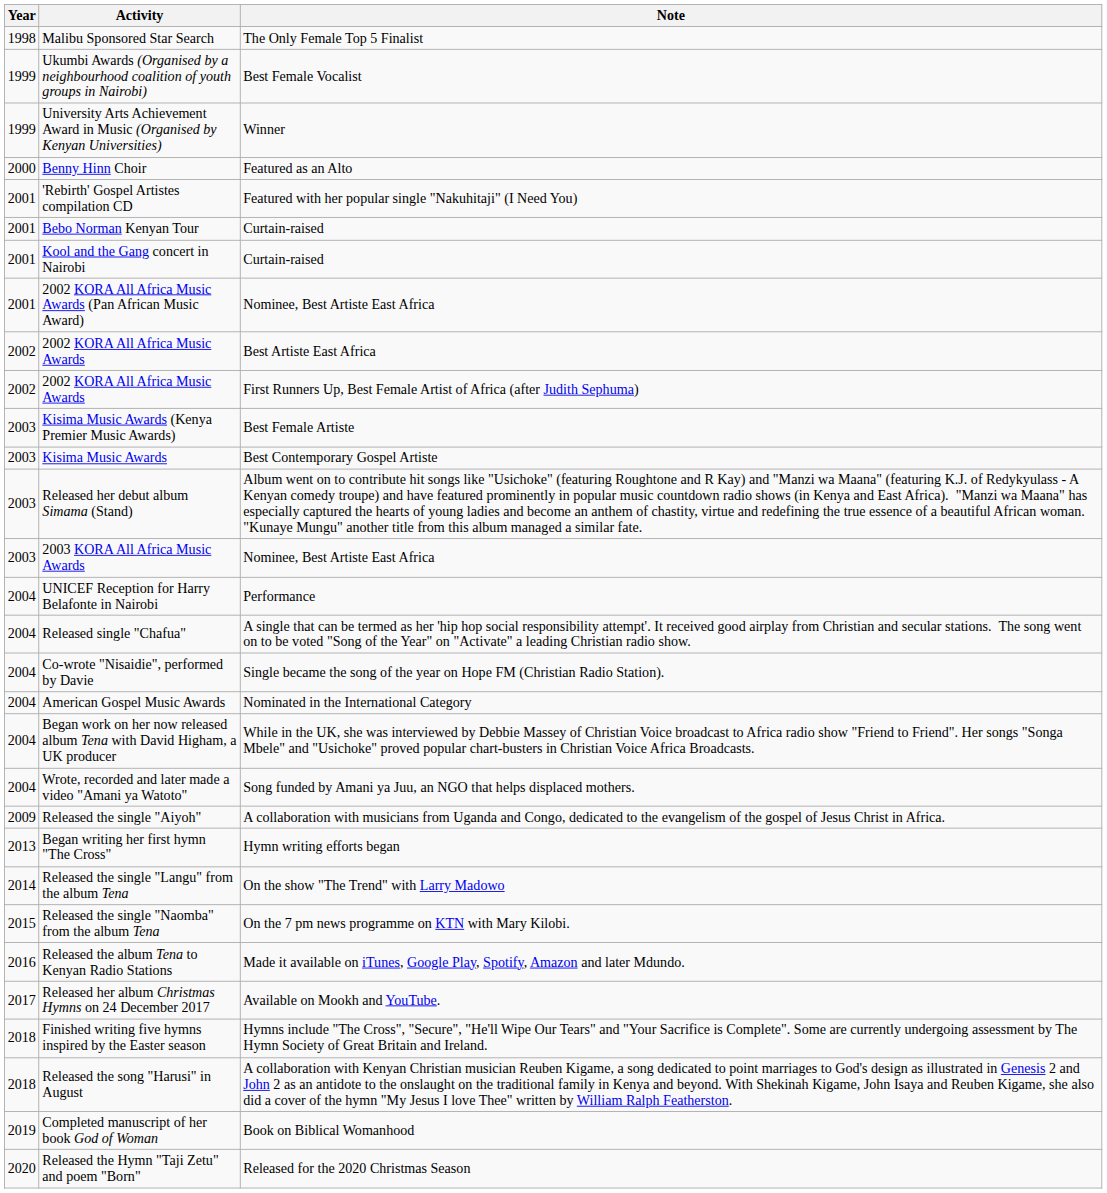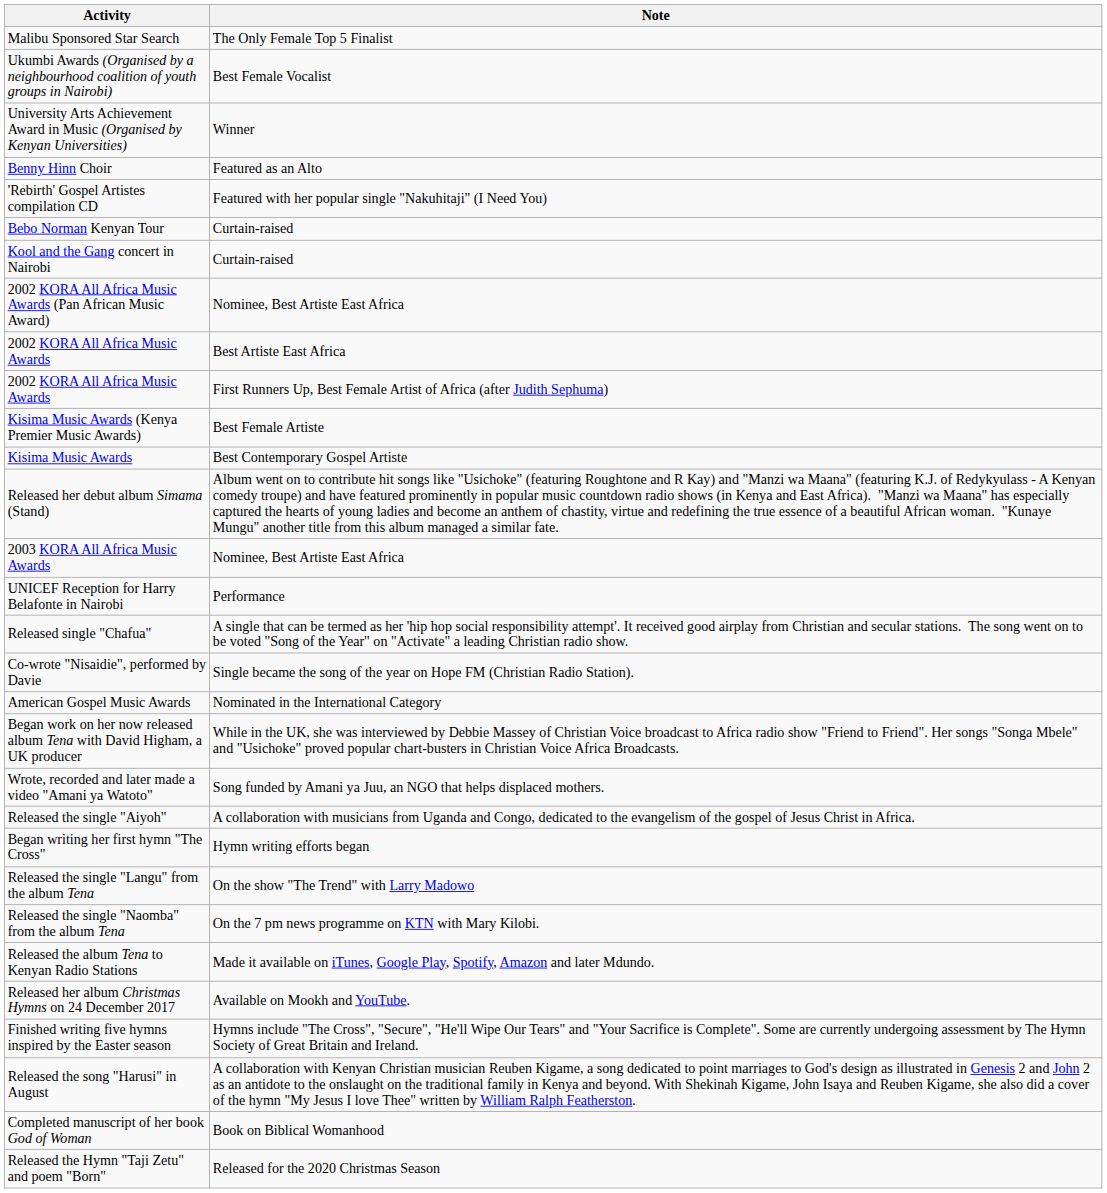- column: (22, 15)
